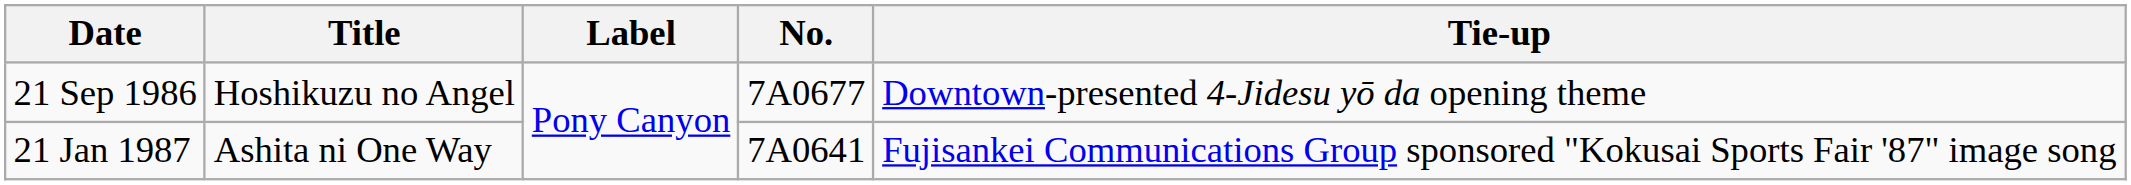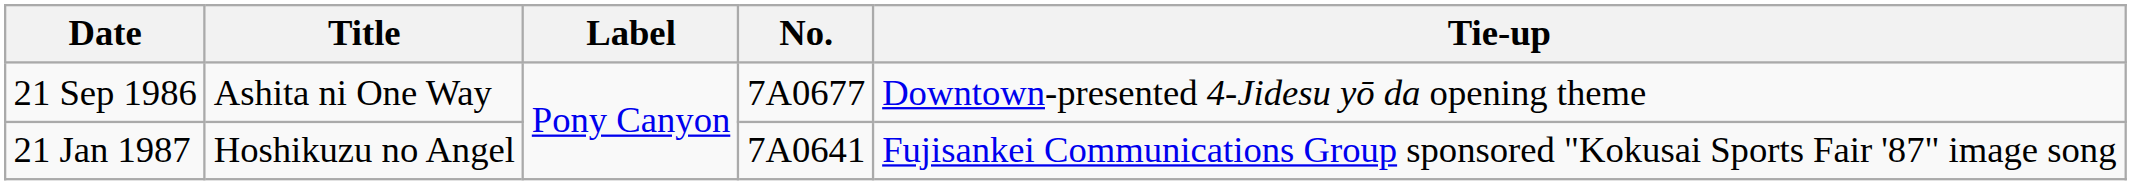(364, 91) Hoshikuzu no Angel -> (353, 91) Ashita ni One Way
(353, 149) Ashita ni One Way -> (364, 149) Hoshikuzu no Angel
